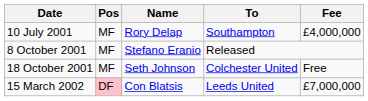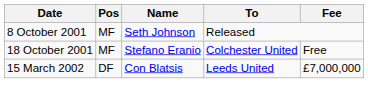- row: (40, 31)
(163, 50) Stefano Eranio -> (160, 31) Seth Johnson
(160, 68) Seth Johnson -> (163, 50) Stefano Eranio
(106, 86) pink background -> (106, 68) no background
